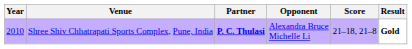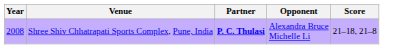- column: (393, 12)
(15, 31) 2010 -> (15, 31) 2008
